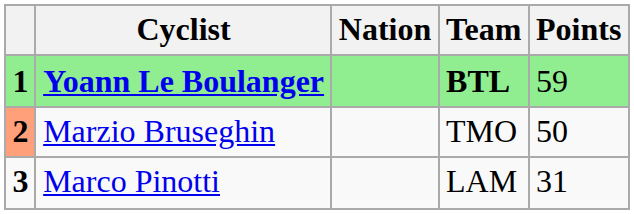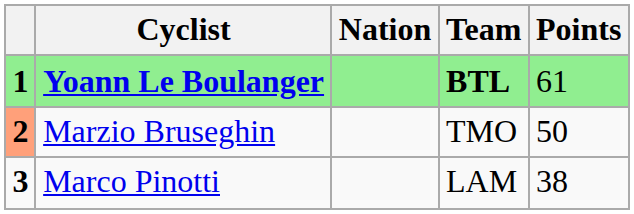(552, 80) 59 -> (552, 80) 61
(552, 182) 31 -> (552, 182) 38
